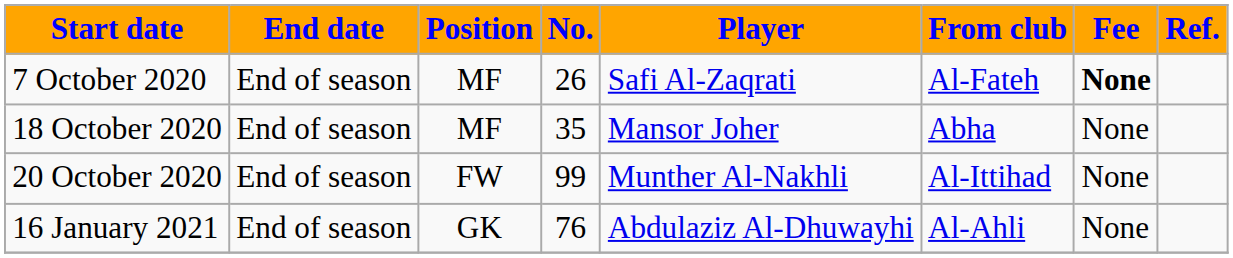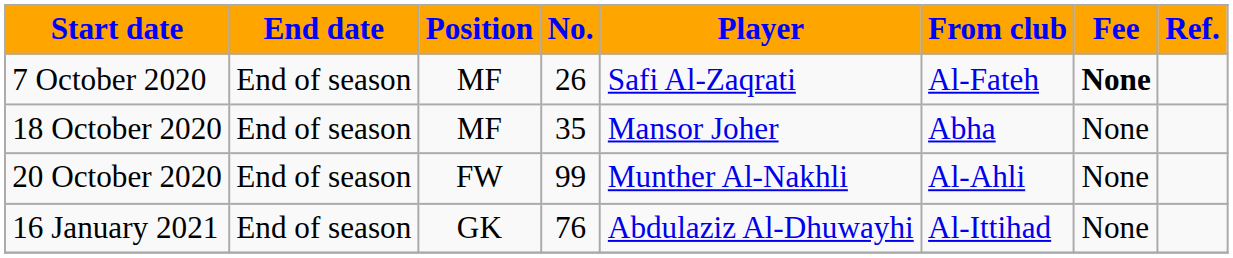(990, 177) Al-Ittihad -> (977, 177) Al-Ahli
(977, 227) Al-Ahli -> (990, 227) Al-Ittihad
